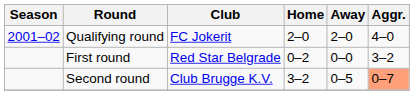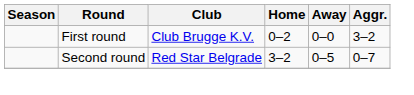- row: (115, 36)
(225, 57) Red Star Belgrade -> (203, 36) Club Brugge K.V.
(221, 79) Club Brugge K.V. -> (207, 57) Red Star Belgrade
(383, 79) lightsalmon background -> (364, 57) no background
